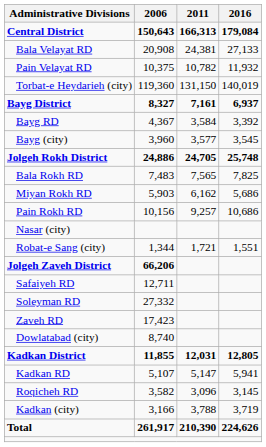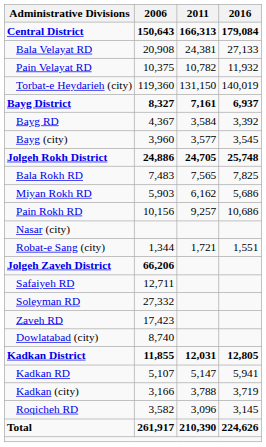rows swapped: (47, 391) <-> (47, 409)
